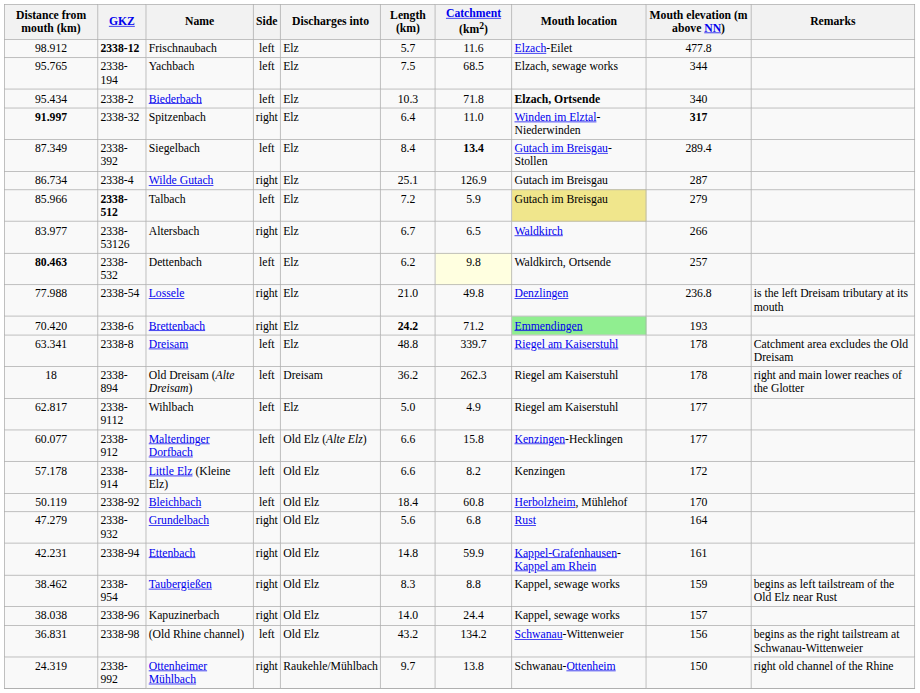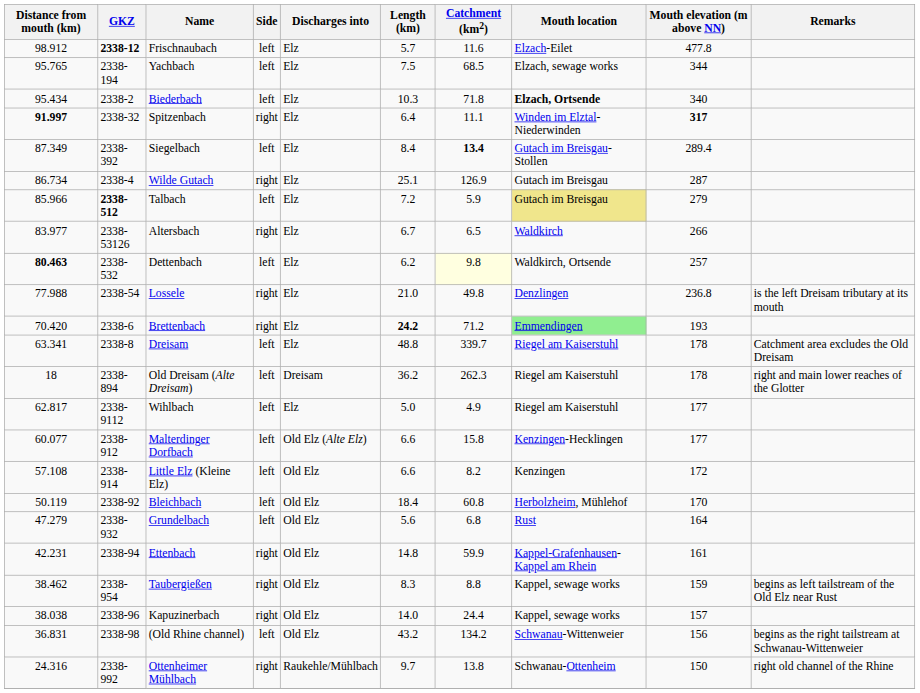(474, 117) 11.0 -> (474, 117) 11.1
(51, 470) 57.178 -> (51, 470) 57.108
(267, 521) right -> (267, 521) left
(51, 666) 24.319 -> (51, 666) 24.316
